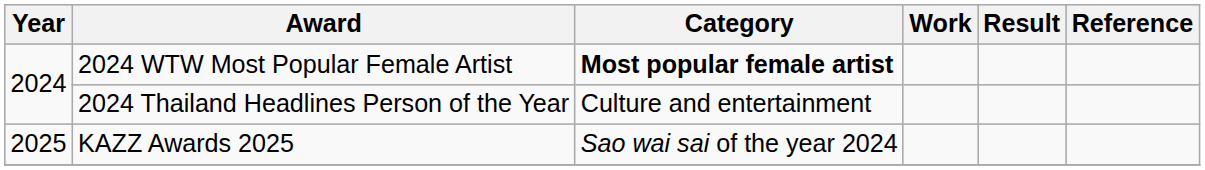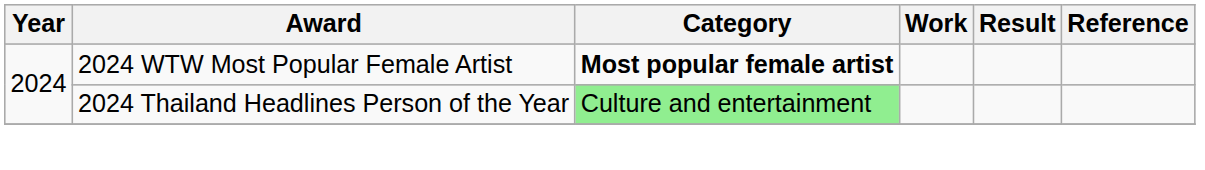(726, 104) no background -> (726, 104) lightgreen background
- row: (186, 143)
